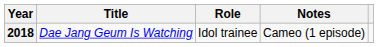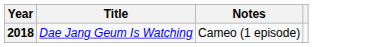- column: (228, 14)
